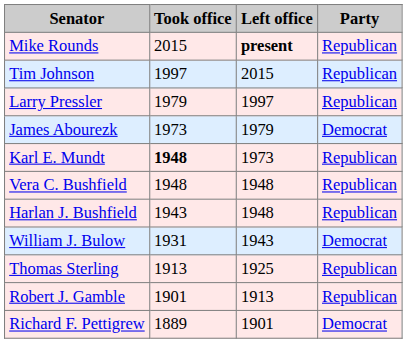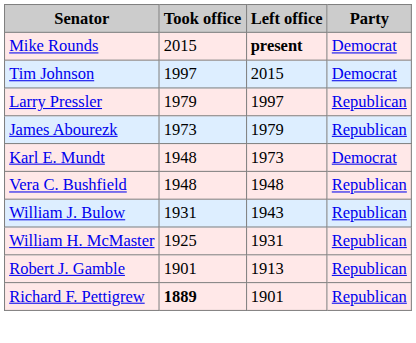(360, 46) Republican -> (364, 46) Democrat
(360, 74) Republican -> (364, 74) Democrat
(354, 129) Democrat -> (369, 129) Republican
(170, 157) bold -> (180, 157) normal
(360, 157) Republican -> (364, 157) Democrat
- row: (73, 213)
(354, 240) Democrat -> (369, 213) Republican
+ row: (82, 240)
- row: (64, 268)
(170, 324) normal -> (180, 296) bold
(354, 324) Democrat -> (369, 296) Republican
